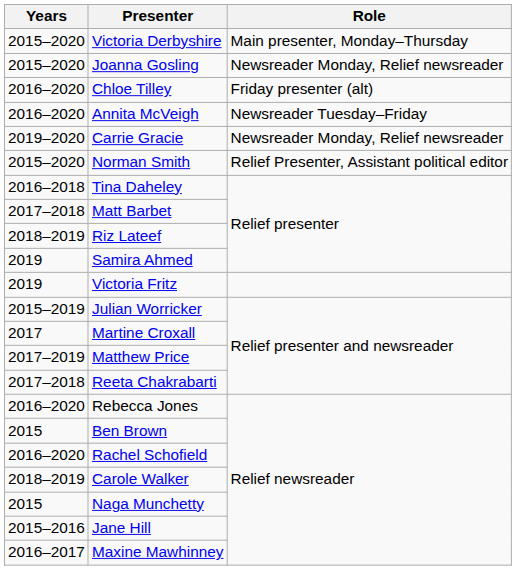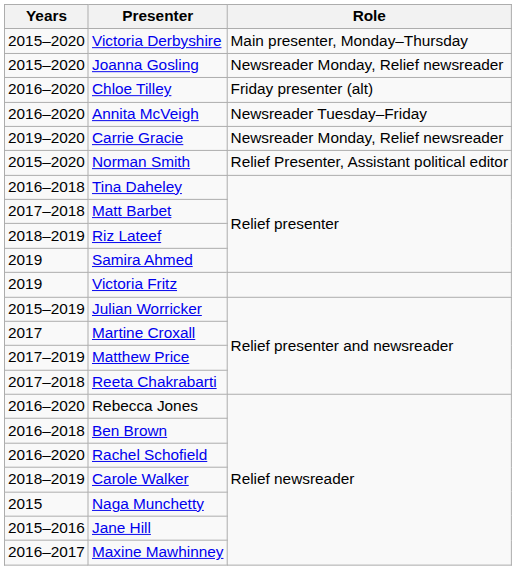(25, 430) 2015 -> (46, 430) 2016–2018
